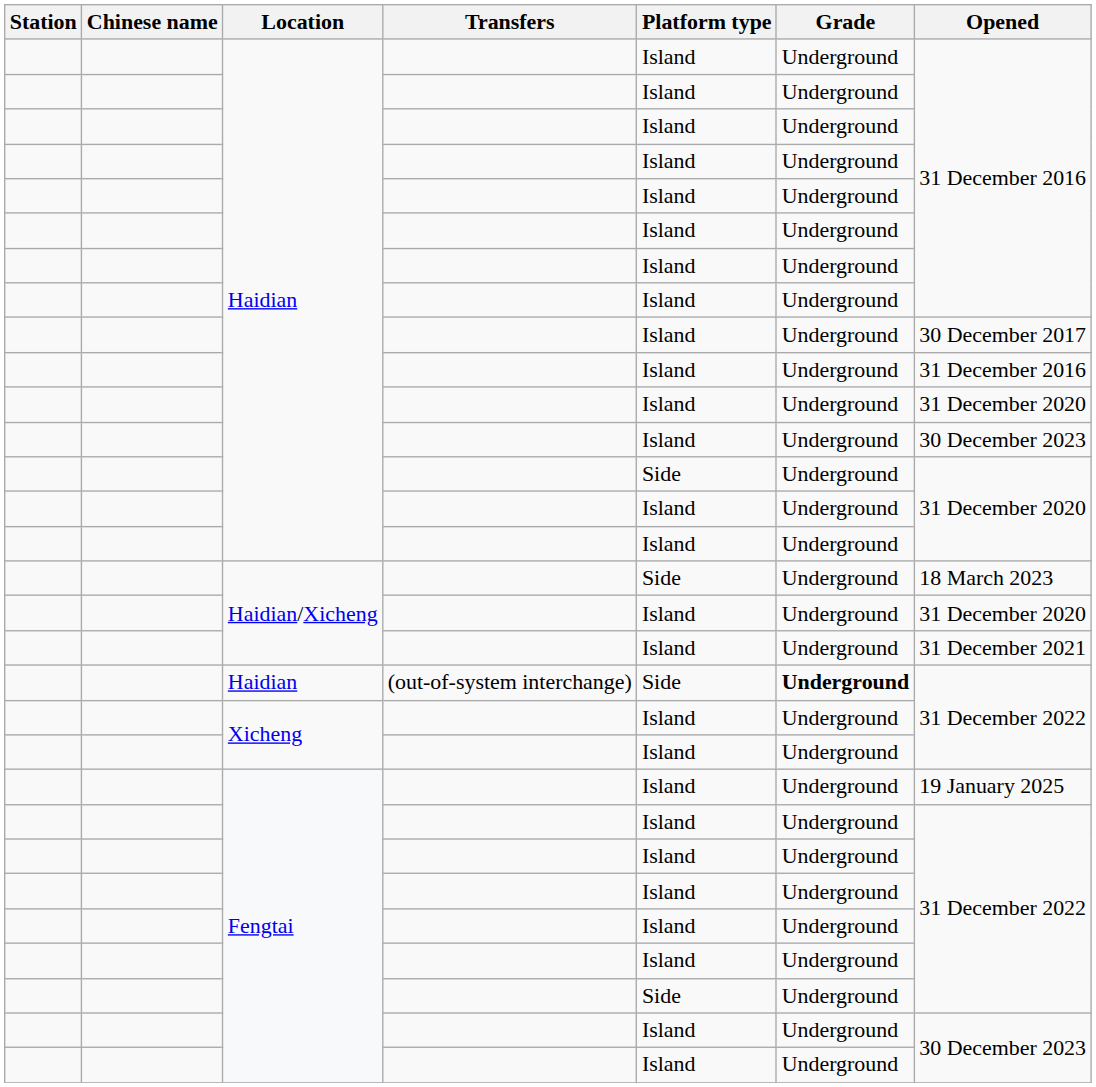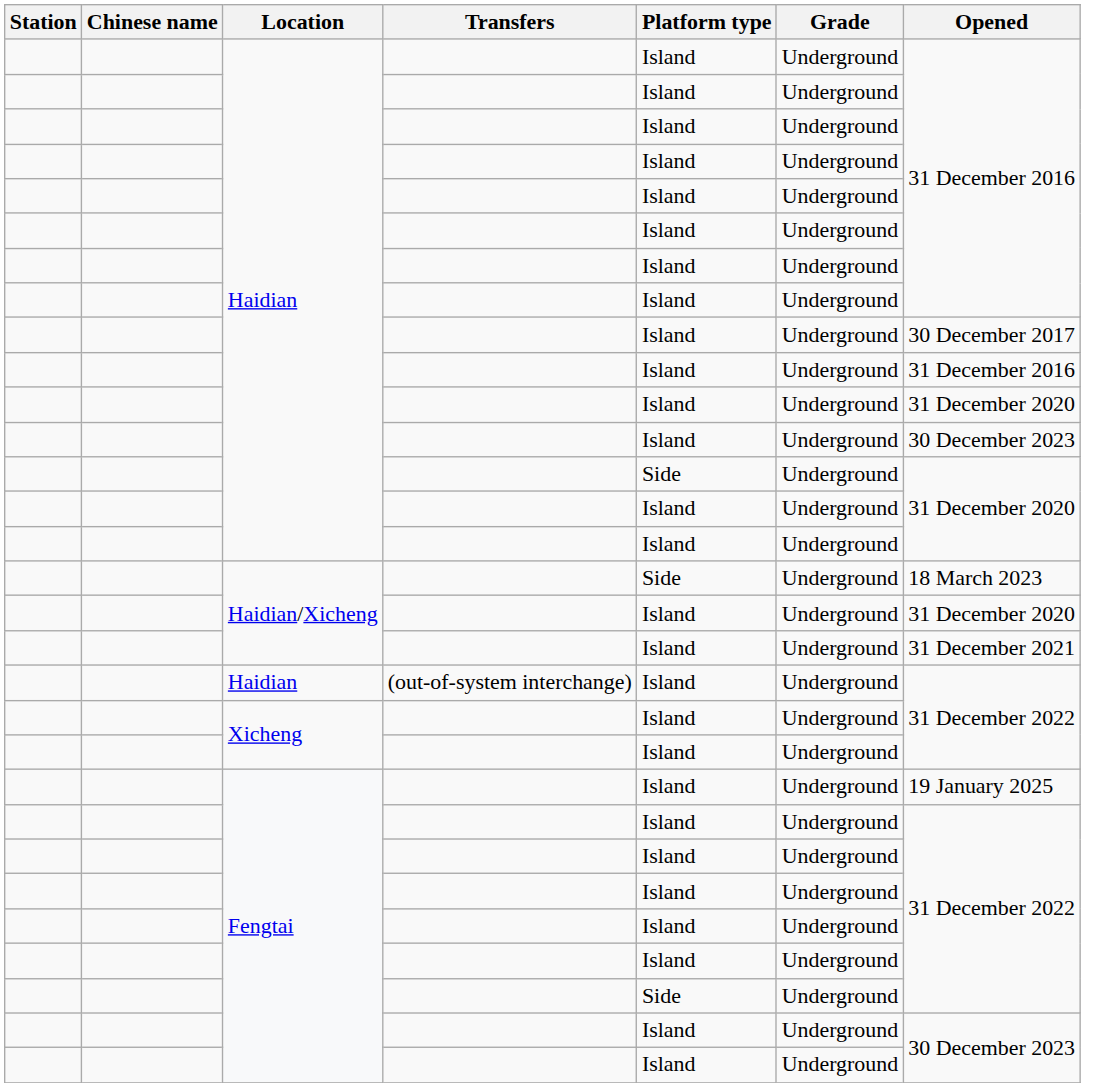(661, 682) Side -> (669, 682) Island
(845, 682) bold -> (840, 682) normal
